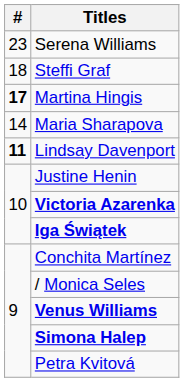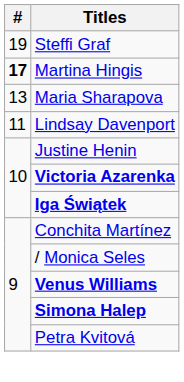- row: (96, 44)
(18, 71) 18 -> (18, 44) 19
(18, 124) 14 -> (18, 97) 13
(17, 151) bold -> (17, 124) normal
